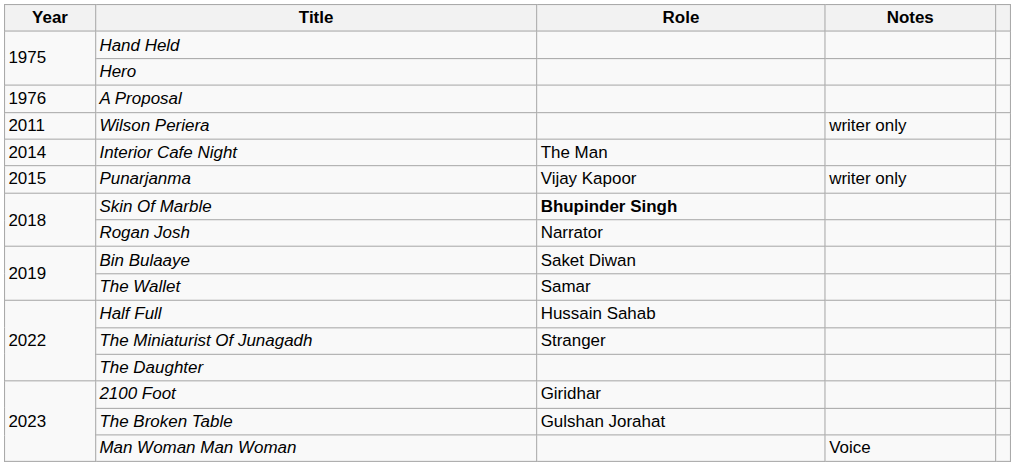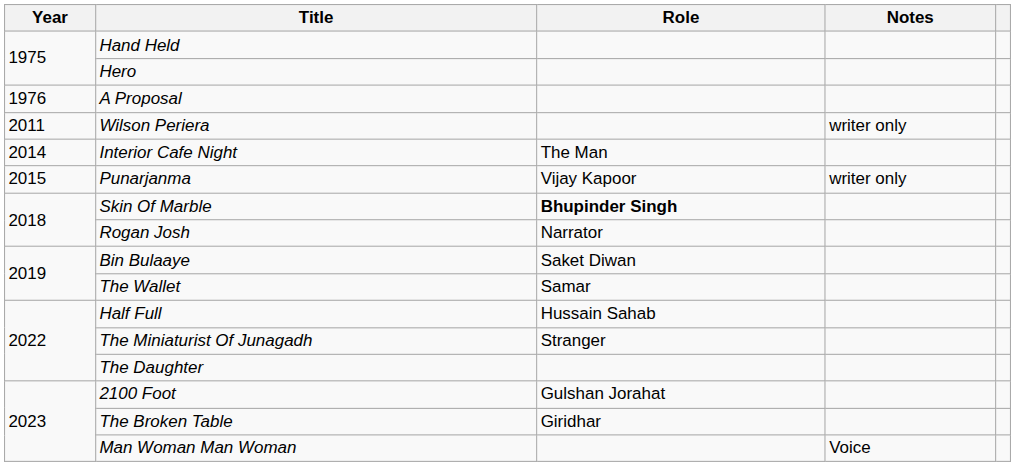(571, 394) Giridhar -> (603, 394) Gulshan Jorahat
(603, 421) Gulshan Jorahat -> (571, 421) Giridhar
